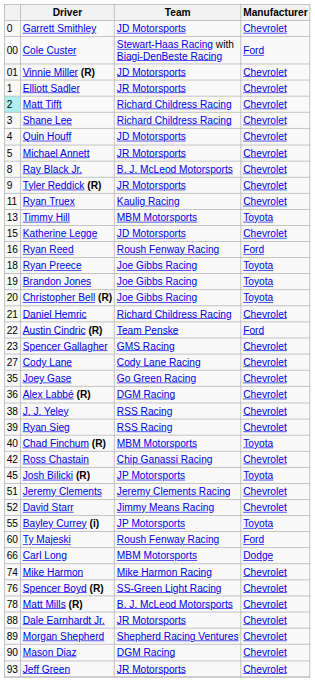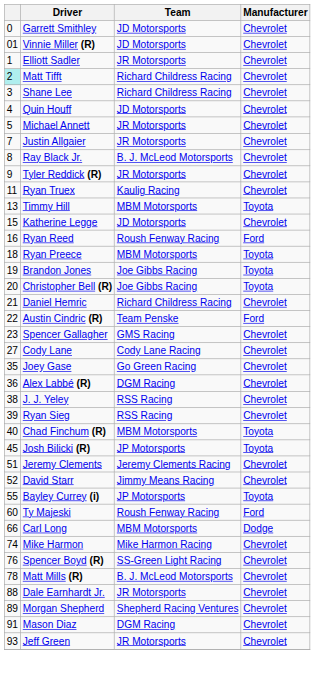- row: (50, 51)
+ row: (54, 142)
(157, 266) Joe Gibbs Racing -> (157, 254) MBM Motorsports
- row: (56, 459)
(12, 653) 90 -> (12, 625) 91
